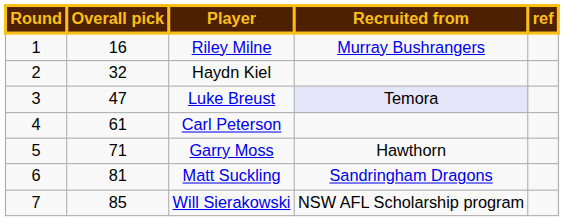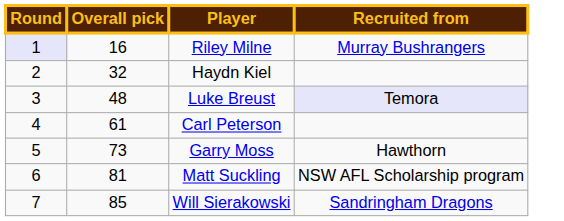- column: (543, 19)
(36, 47) no background -> (36, 47) lavender background
(118, 99) 47 -> (118, 99) 48
(118, 150) 71 -> (118, 150) 73
(411, 176) Sandringham Dragons -> (411, 176) NSW AFL Scholarship program
(411, 202) NSW AFL Scholarship program -> (411, 202) Sandringham Dragons
